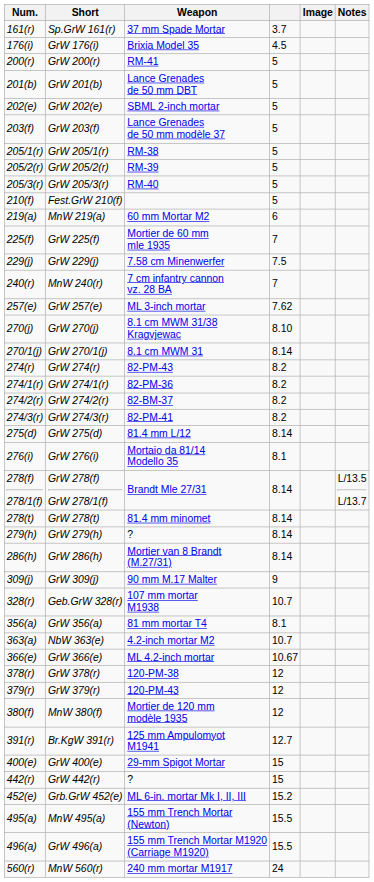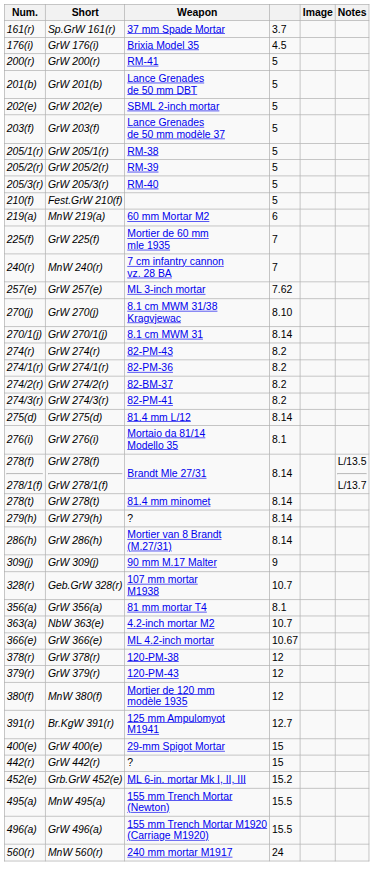- row: (73, 262)
